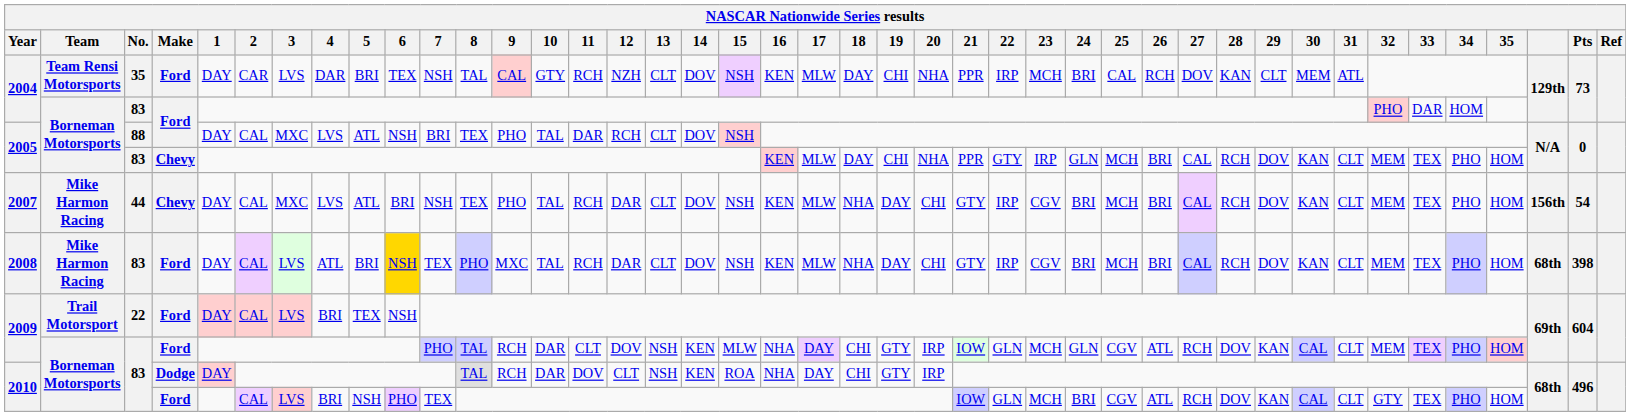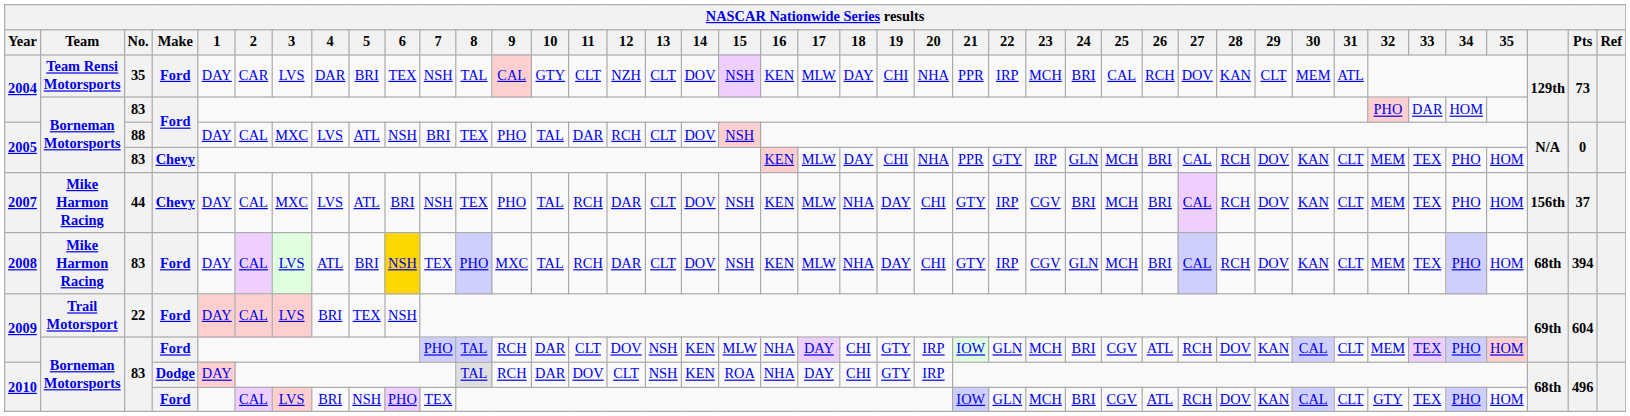(588, 75) RCH -> (588, 75) CLT
(1583, 202) 54 -> (1583, 202) 37
(1084, 263) BRI -> (1084, 263) GLN
(1583, 263) 398 -> (1583, 263) 394
(1084, 349) GLN -> (1084, 349) BRI
